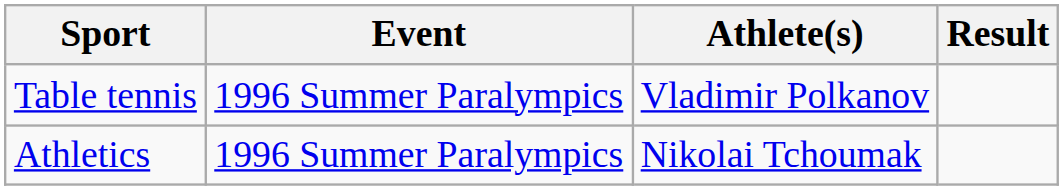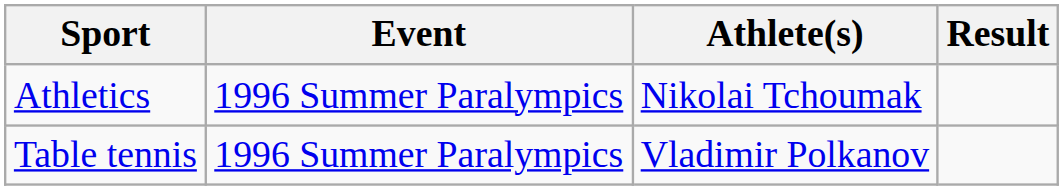rows swapped: (82, 154) <-> (105, 94)
